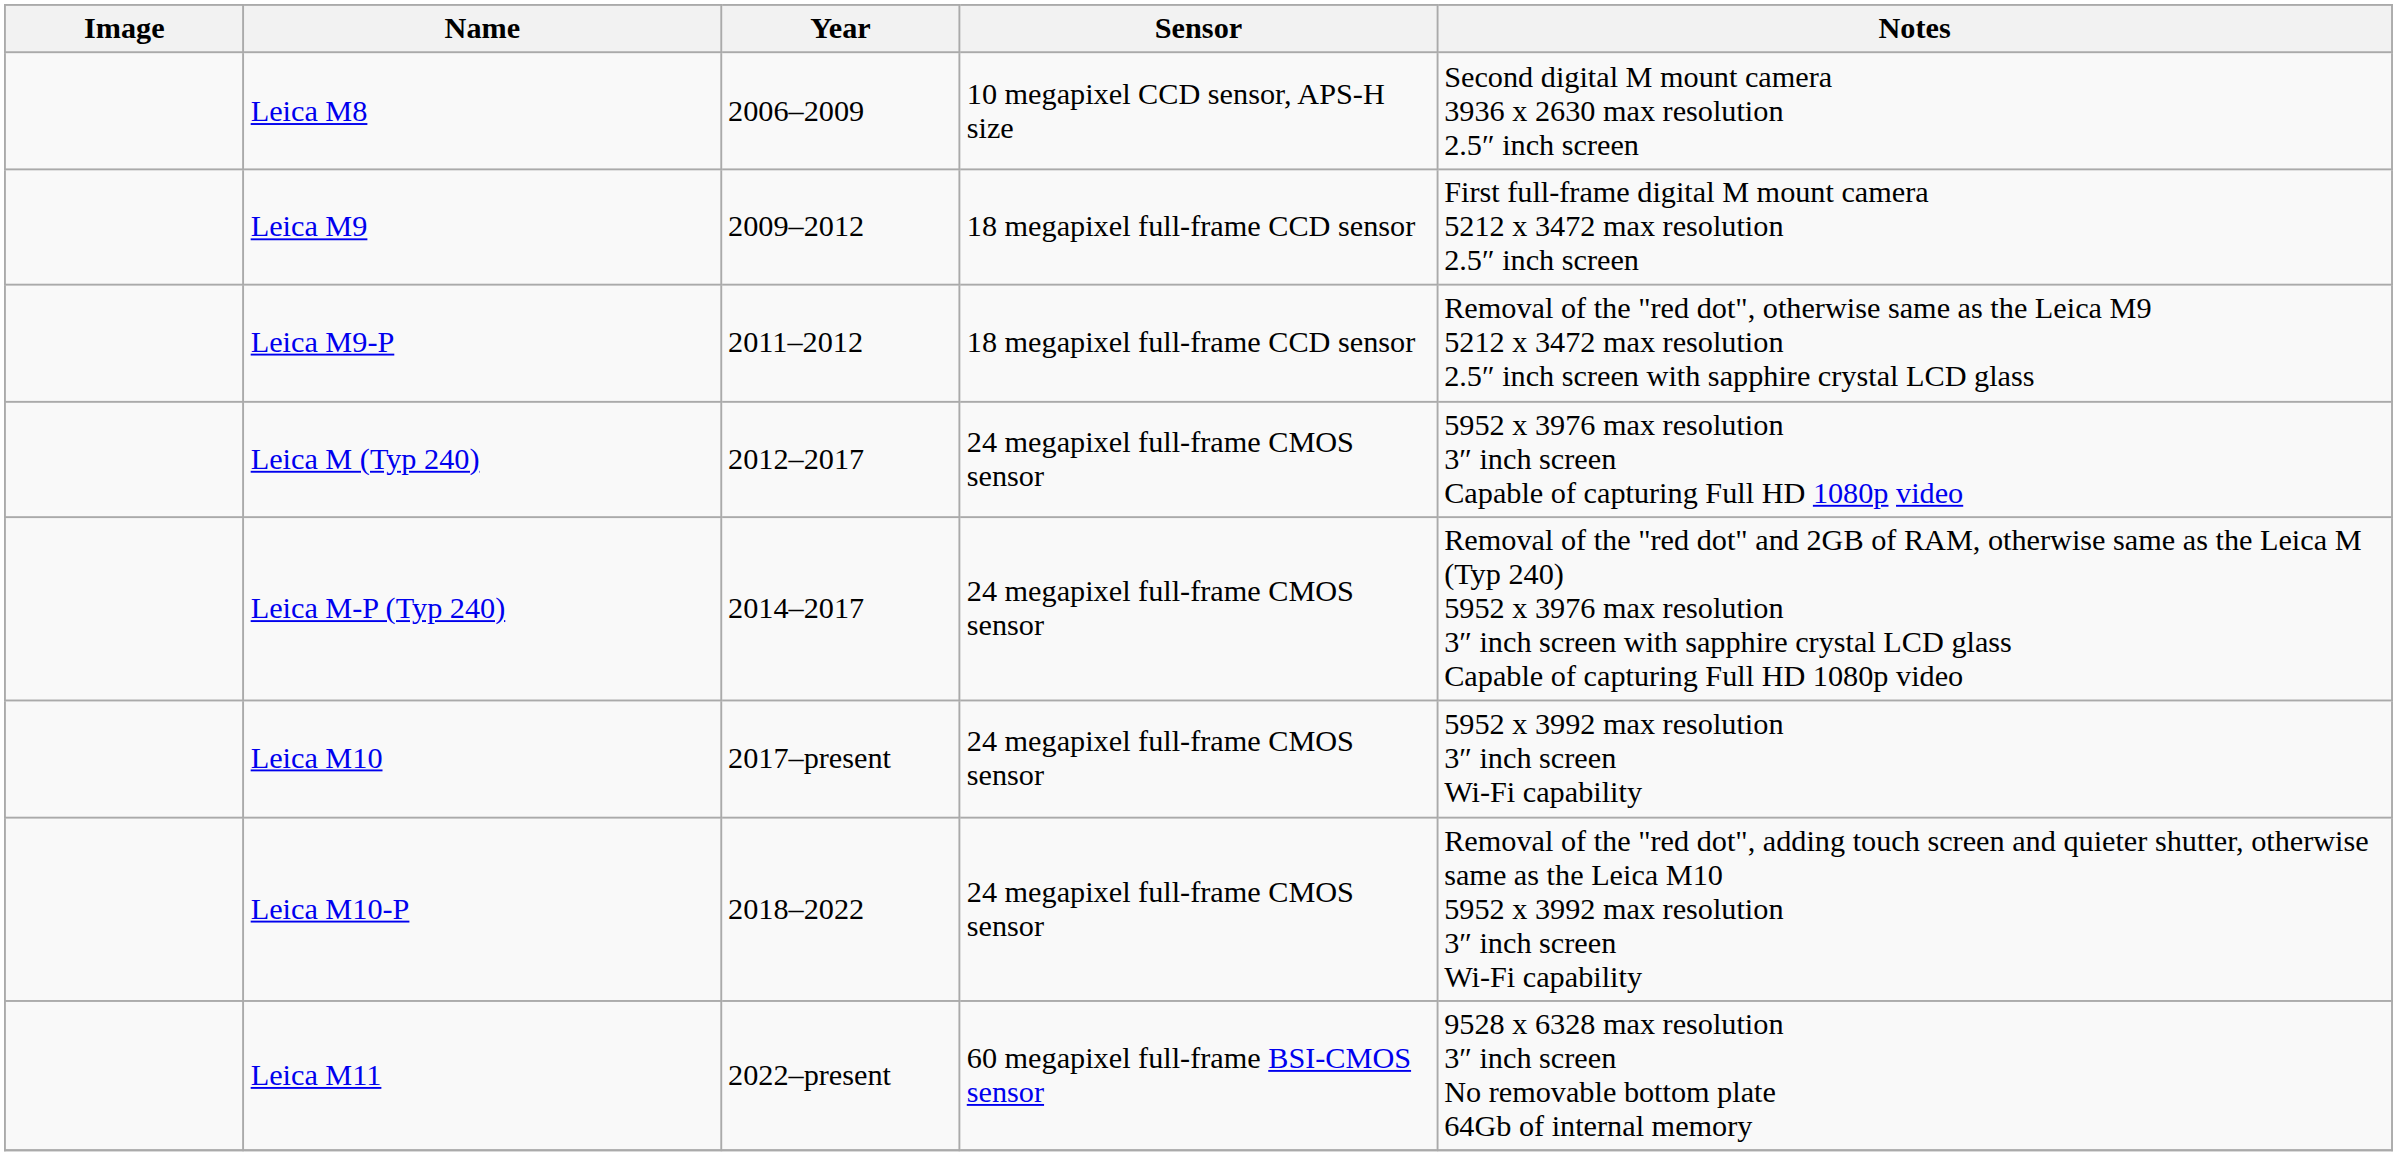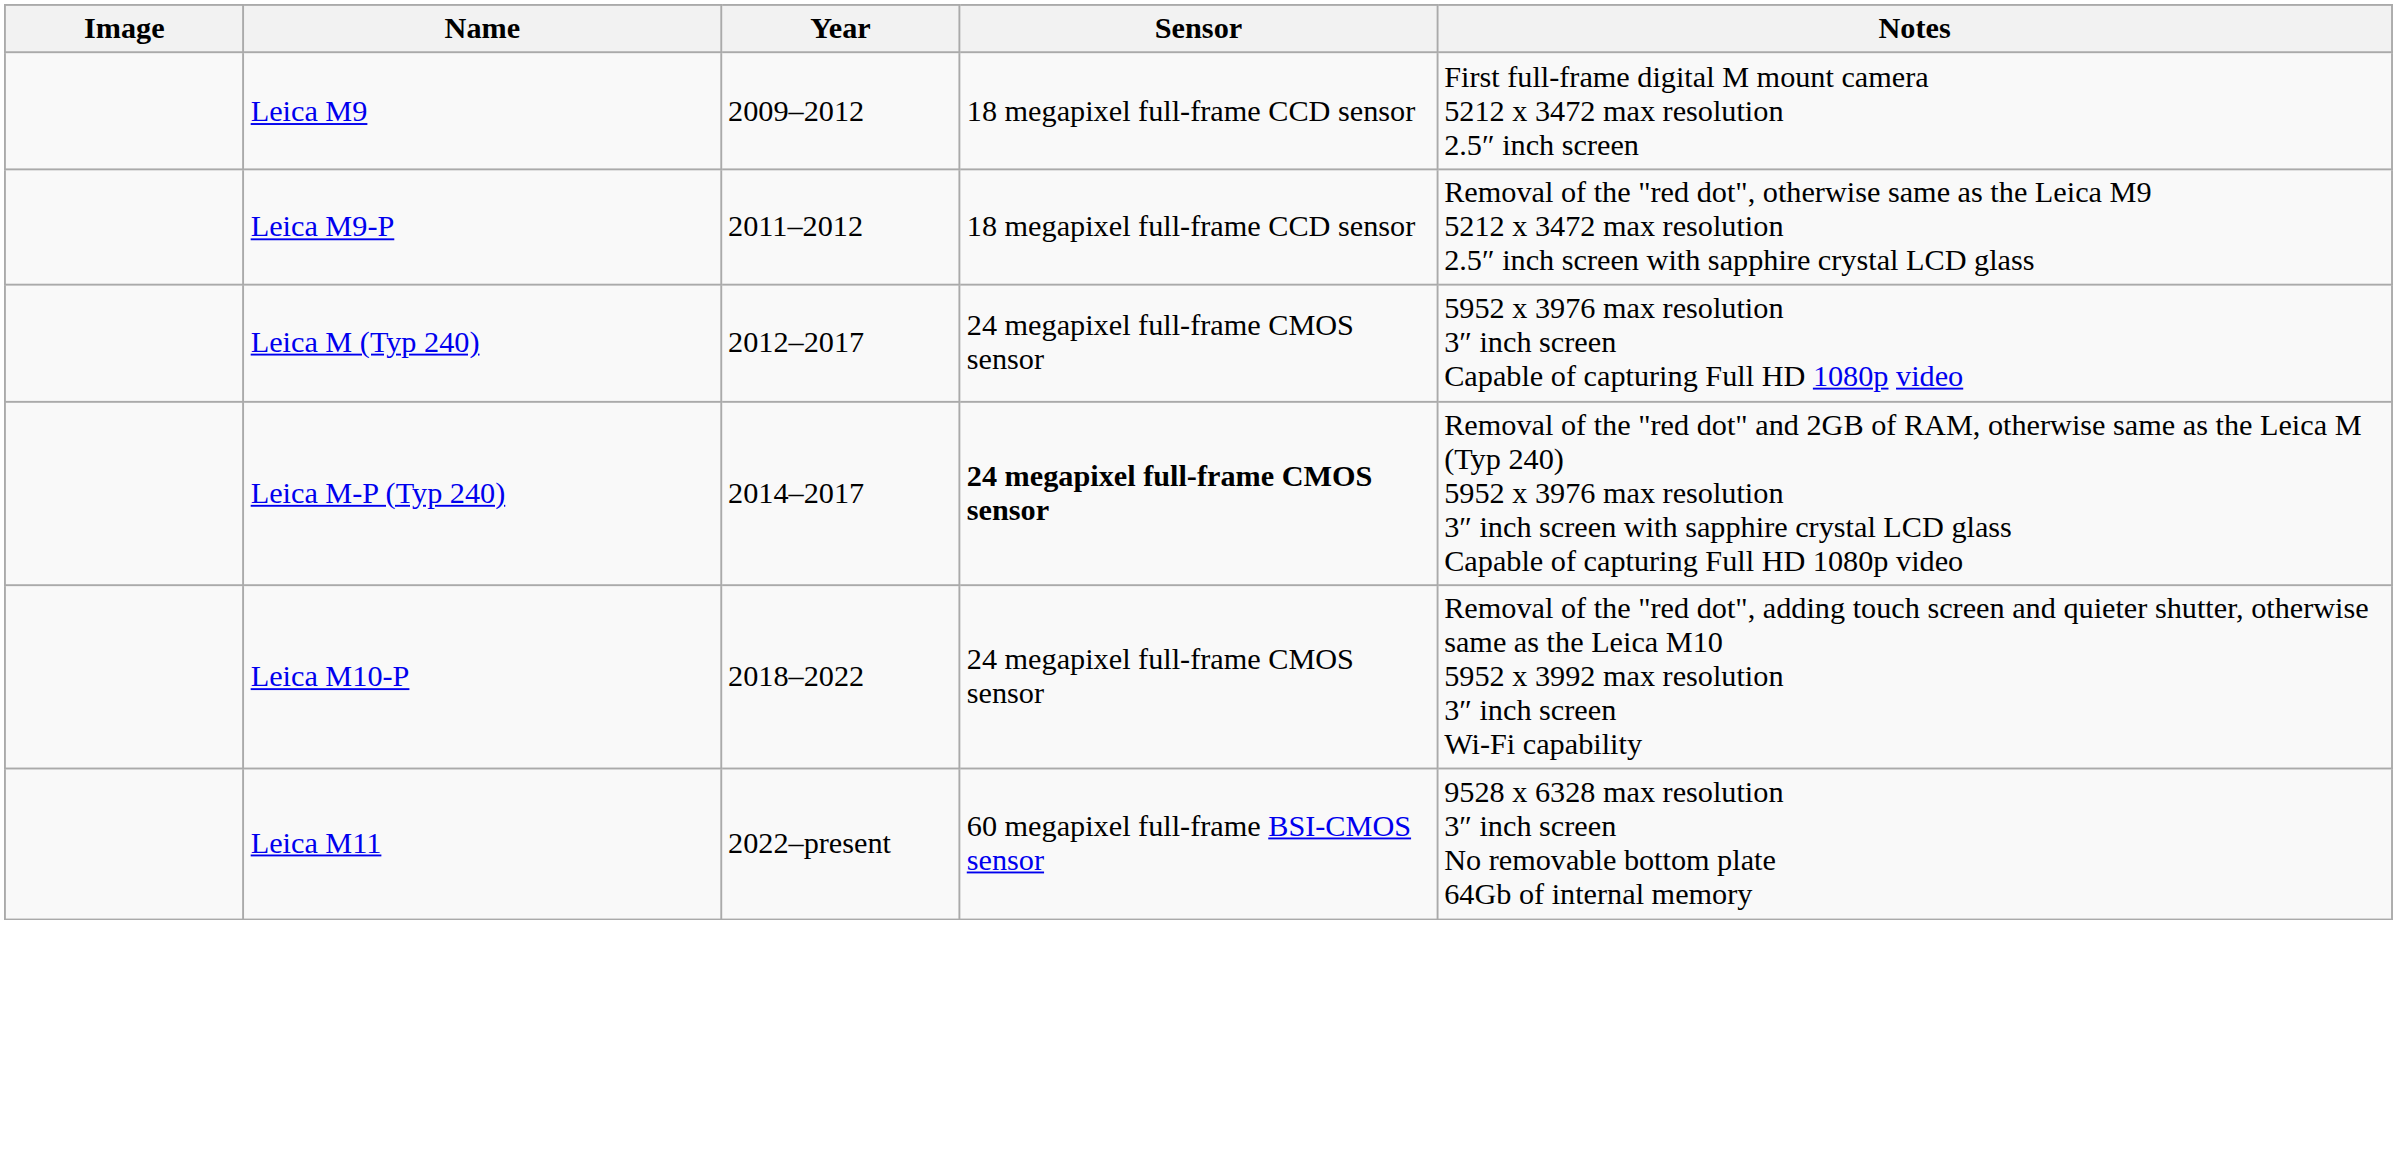- row: (309, 110)
(1160, 608) normal -> (1170, 492) bold
- row: (317, 758)
